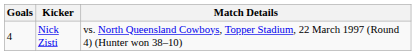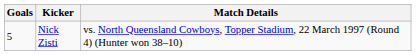(9, 36) 4 -> (9, 36) 5
